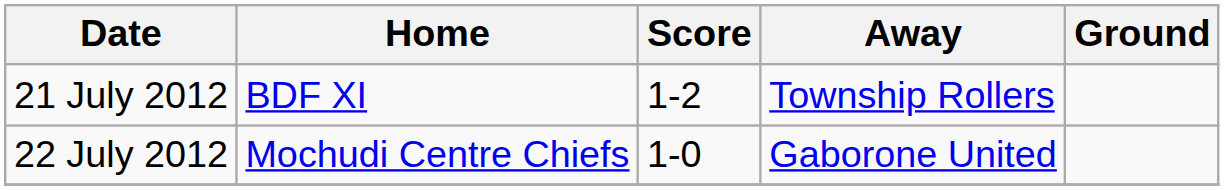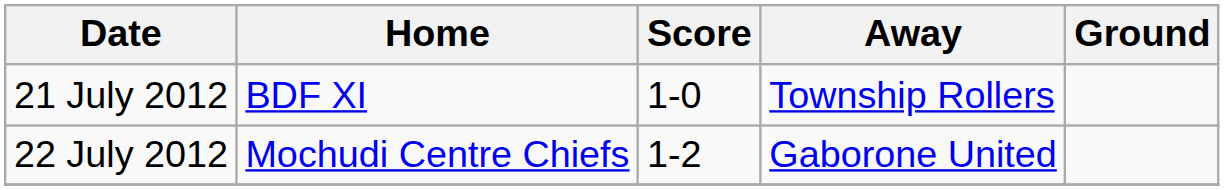(674, 94) 1-2 -> (674, 94) 1-0
(674, 154) 1-0 -> (674, 154) 1-2
